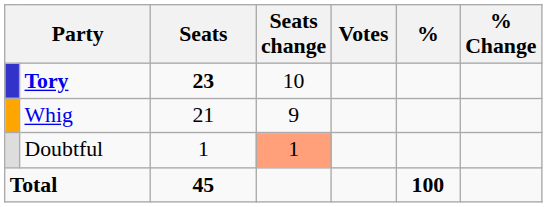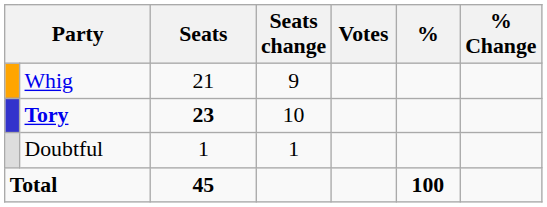rows swapped: (47, 80) <-> (49, 115)
(294, 149) lightsalmon background -> (294, 149) no background
